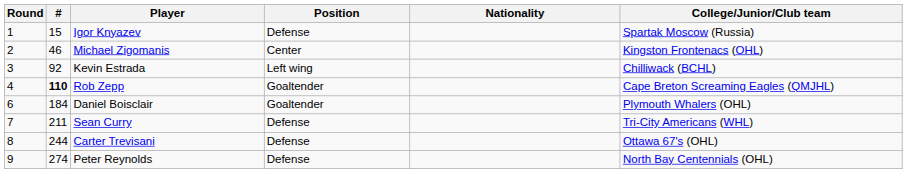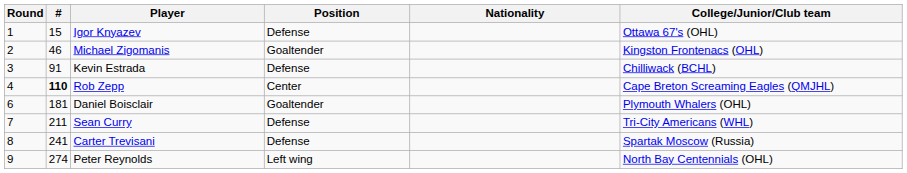(689, 31) Spartak Moscow (Russia) -> (670, 31) Ottawa 67's (OHL)
(284, 50) Center -> (295, 50) Goaltender
(55, 68) 92 -> (55, 68) 91
(290, 68) Left wing -> (288, 68) Defense
(295, 86) Goaltender -> (284, 86) Center
(58, 104) 184 -> (58, 104) 181
(58, 141) 244 -> (58, 141) 241
(670, 141) Ottawa 67's (OHL) -> (689, 141) Spartak Moscow (Russia)
(288, 159) Defense -> (290, 159) Left wing
